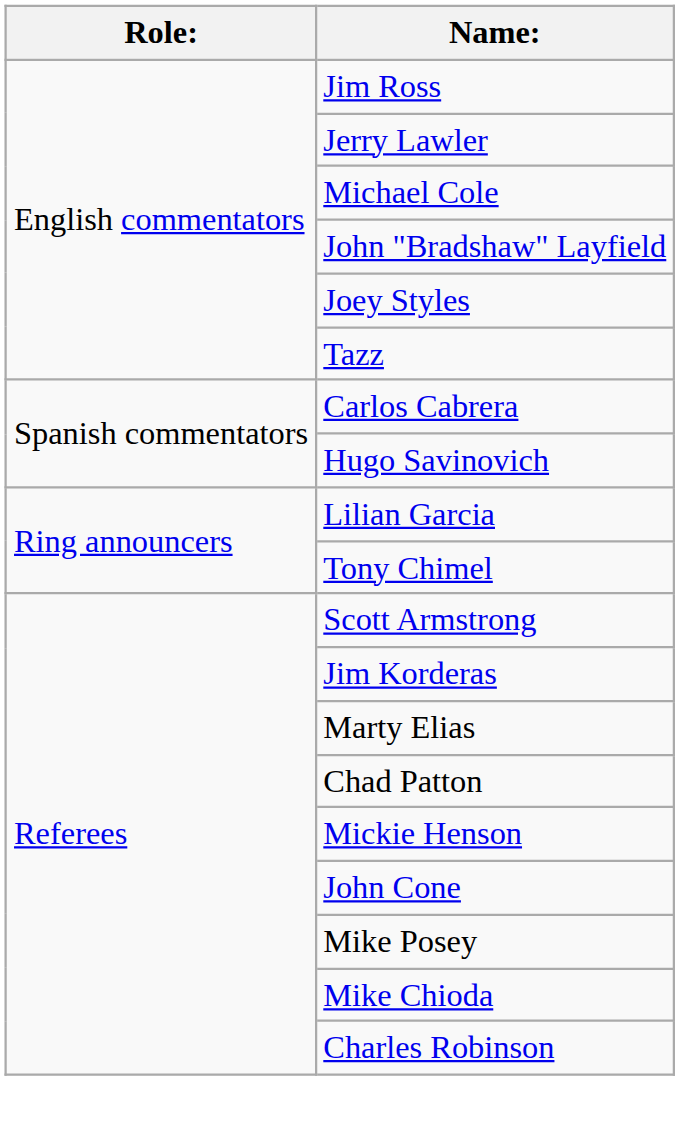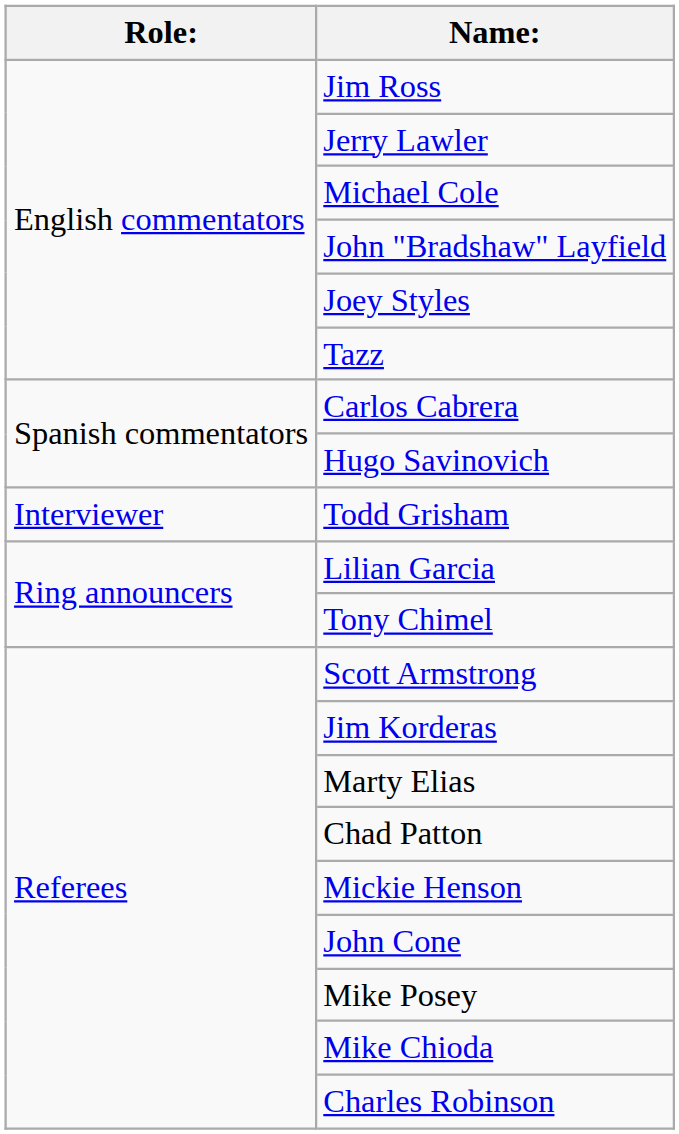+ row: (416, 513)
